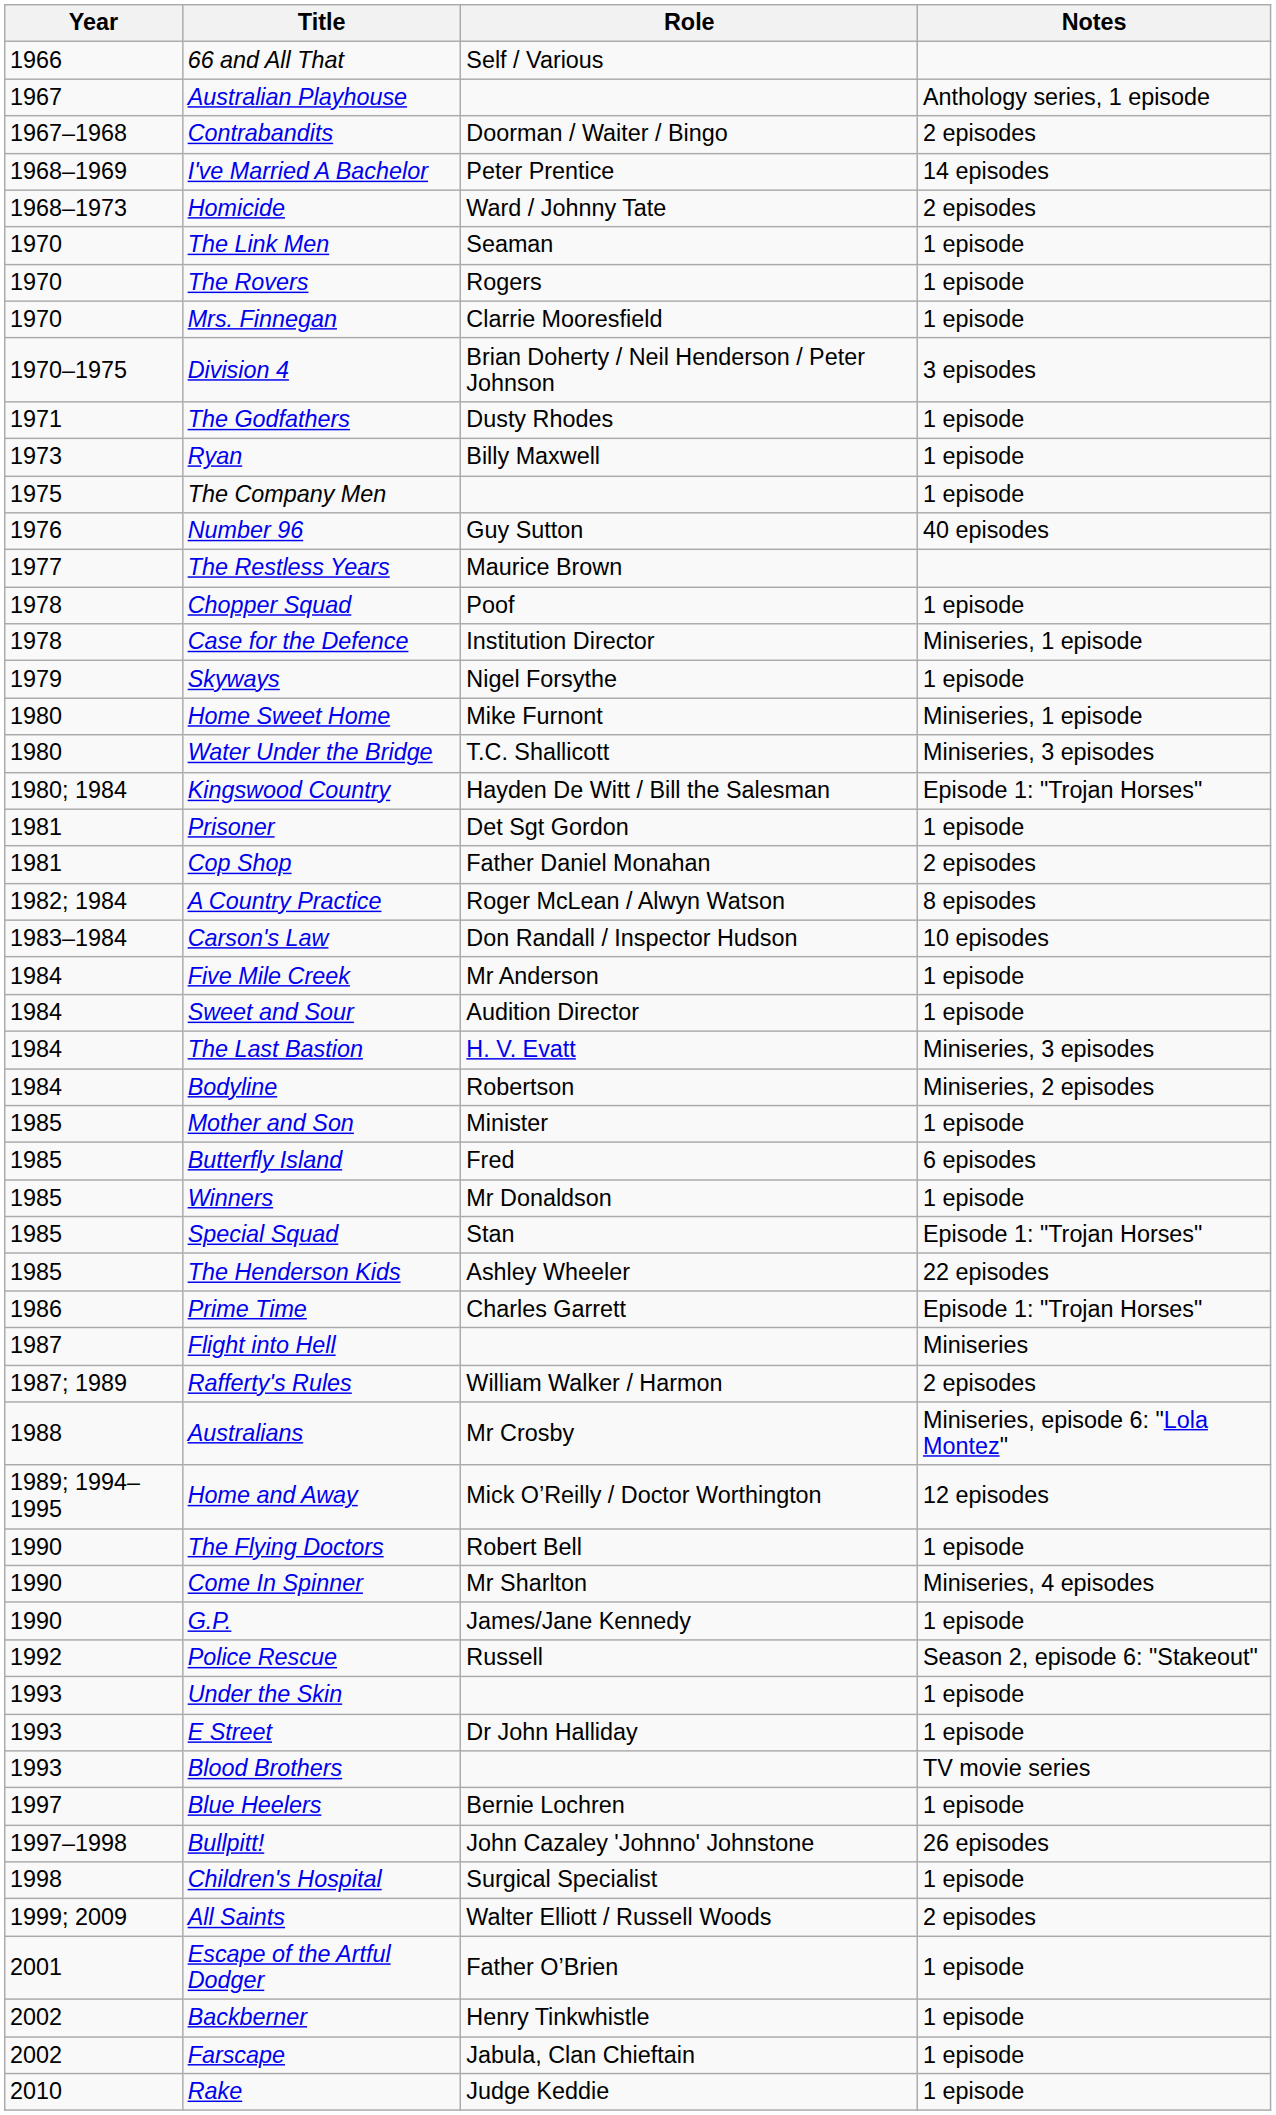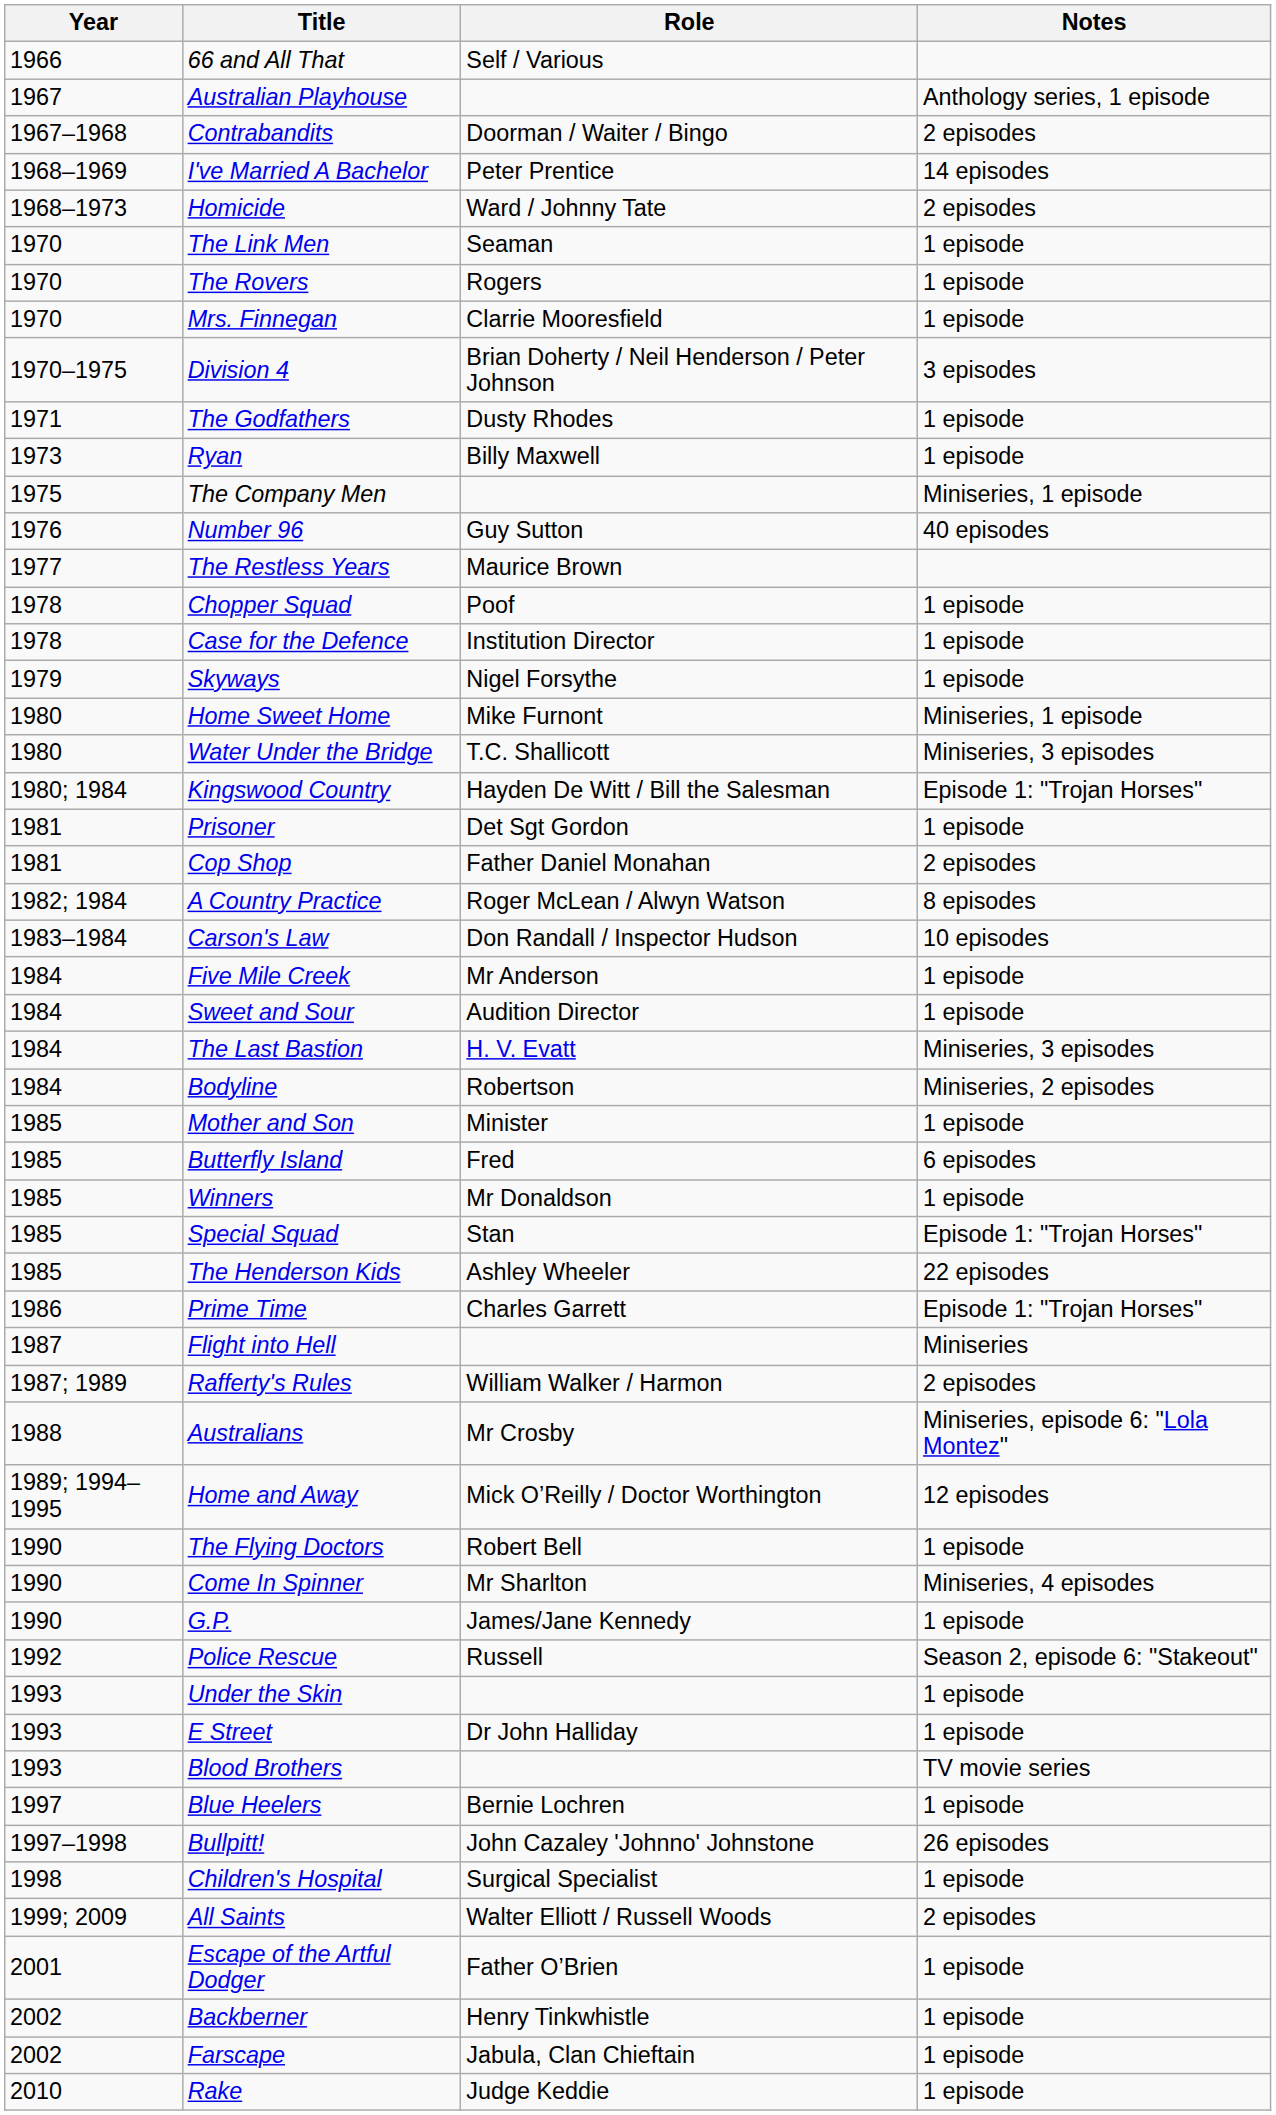(974, 493) 1 episode -> (1033, 493) Miniseries, 1 episode
(1033, 642) Miniseries, 1 episode -> (974, 642) 1 episode
